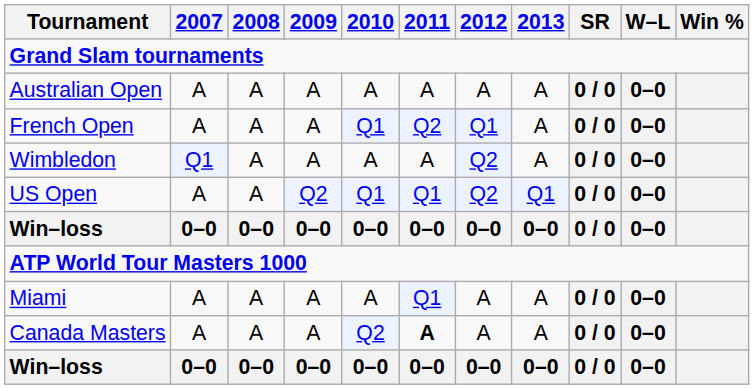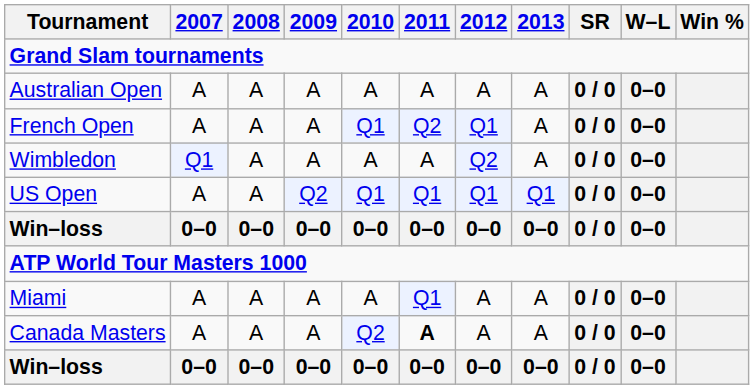(484, 193) Q2 -> (484, 193) Q1
